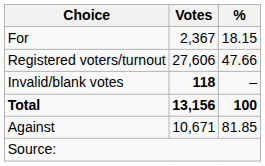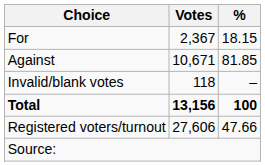rows swapped: (31, 127) <-> (87, 60)
(204, 82) bold -> (204, 82) normal
